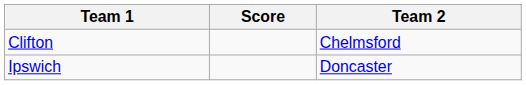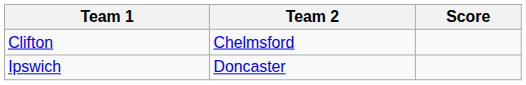columns swapped: (419, 17) <-> (263, 17)
